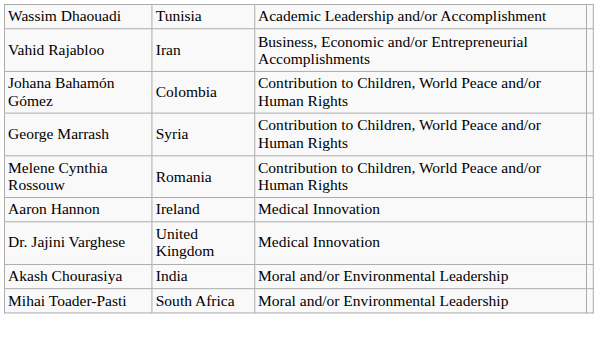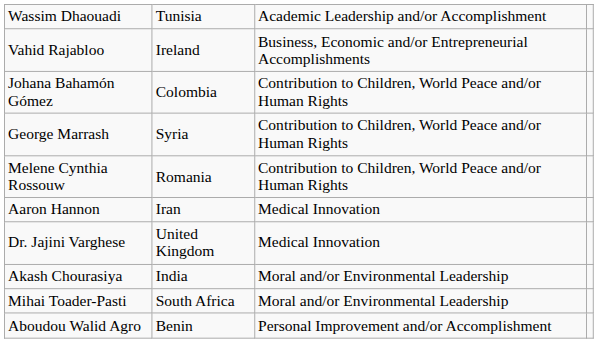(168, 50) Iran -> (178, 50) Ireland
(178, 209) Ireland -> (168, 209) Iran
+ row: (75, 325)
